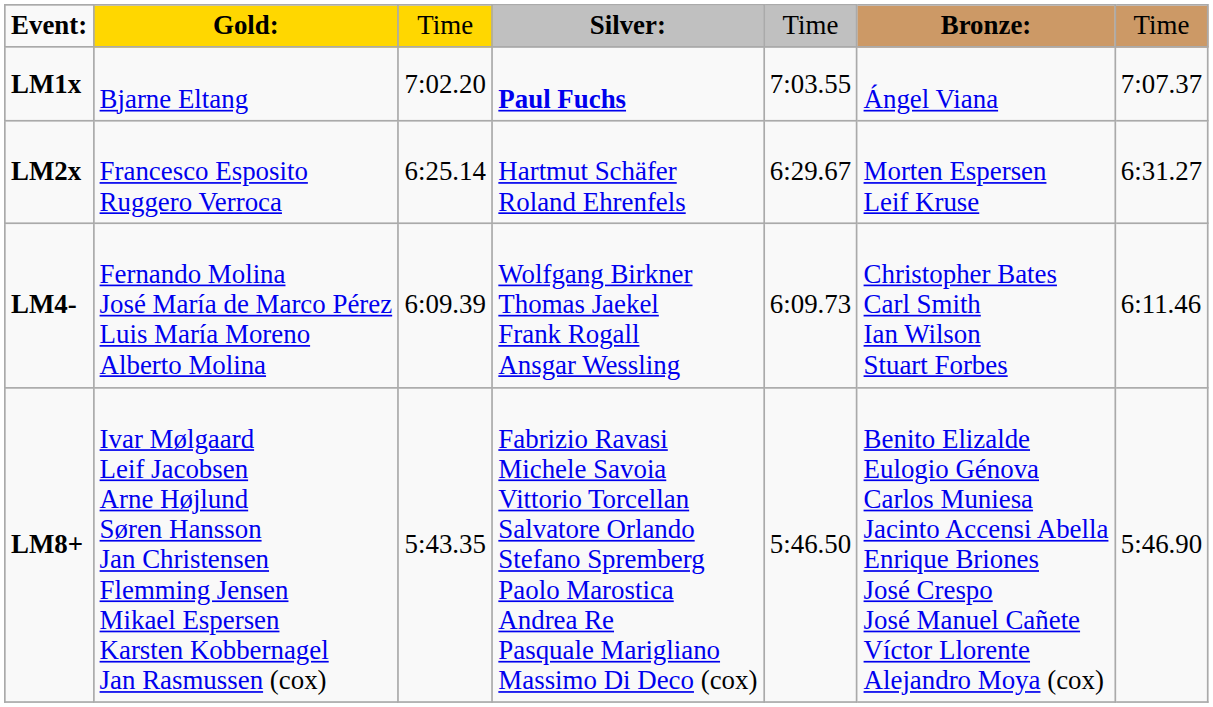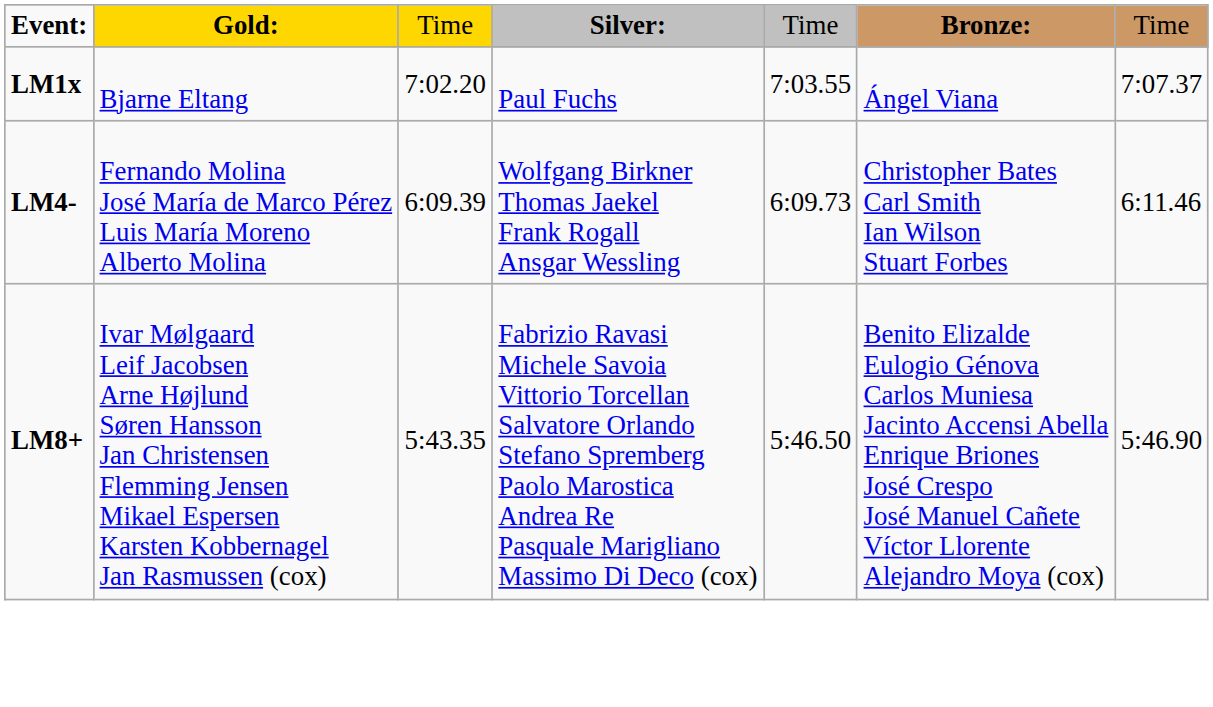(562, 98) bold -> (558, 98) normal
- row: (46, 171)
